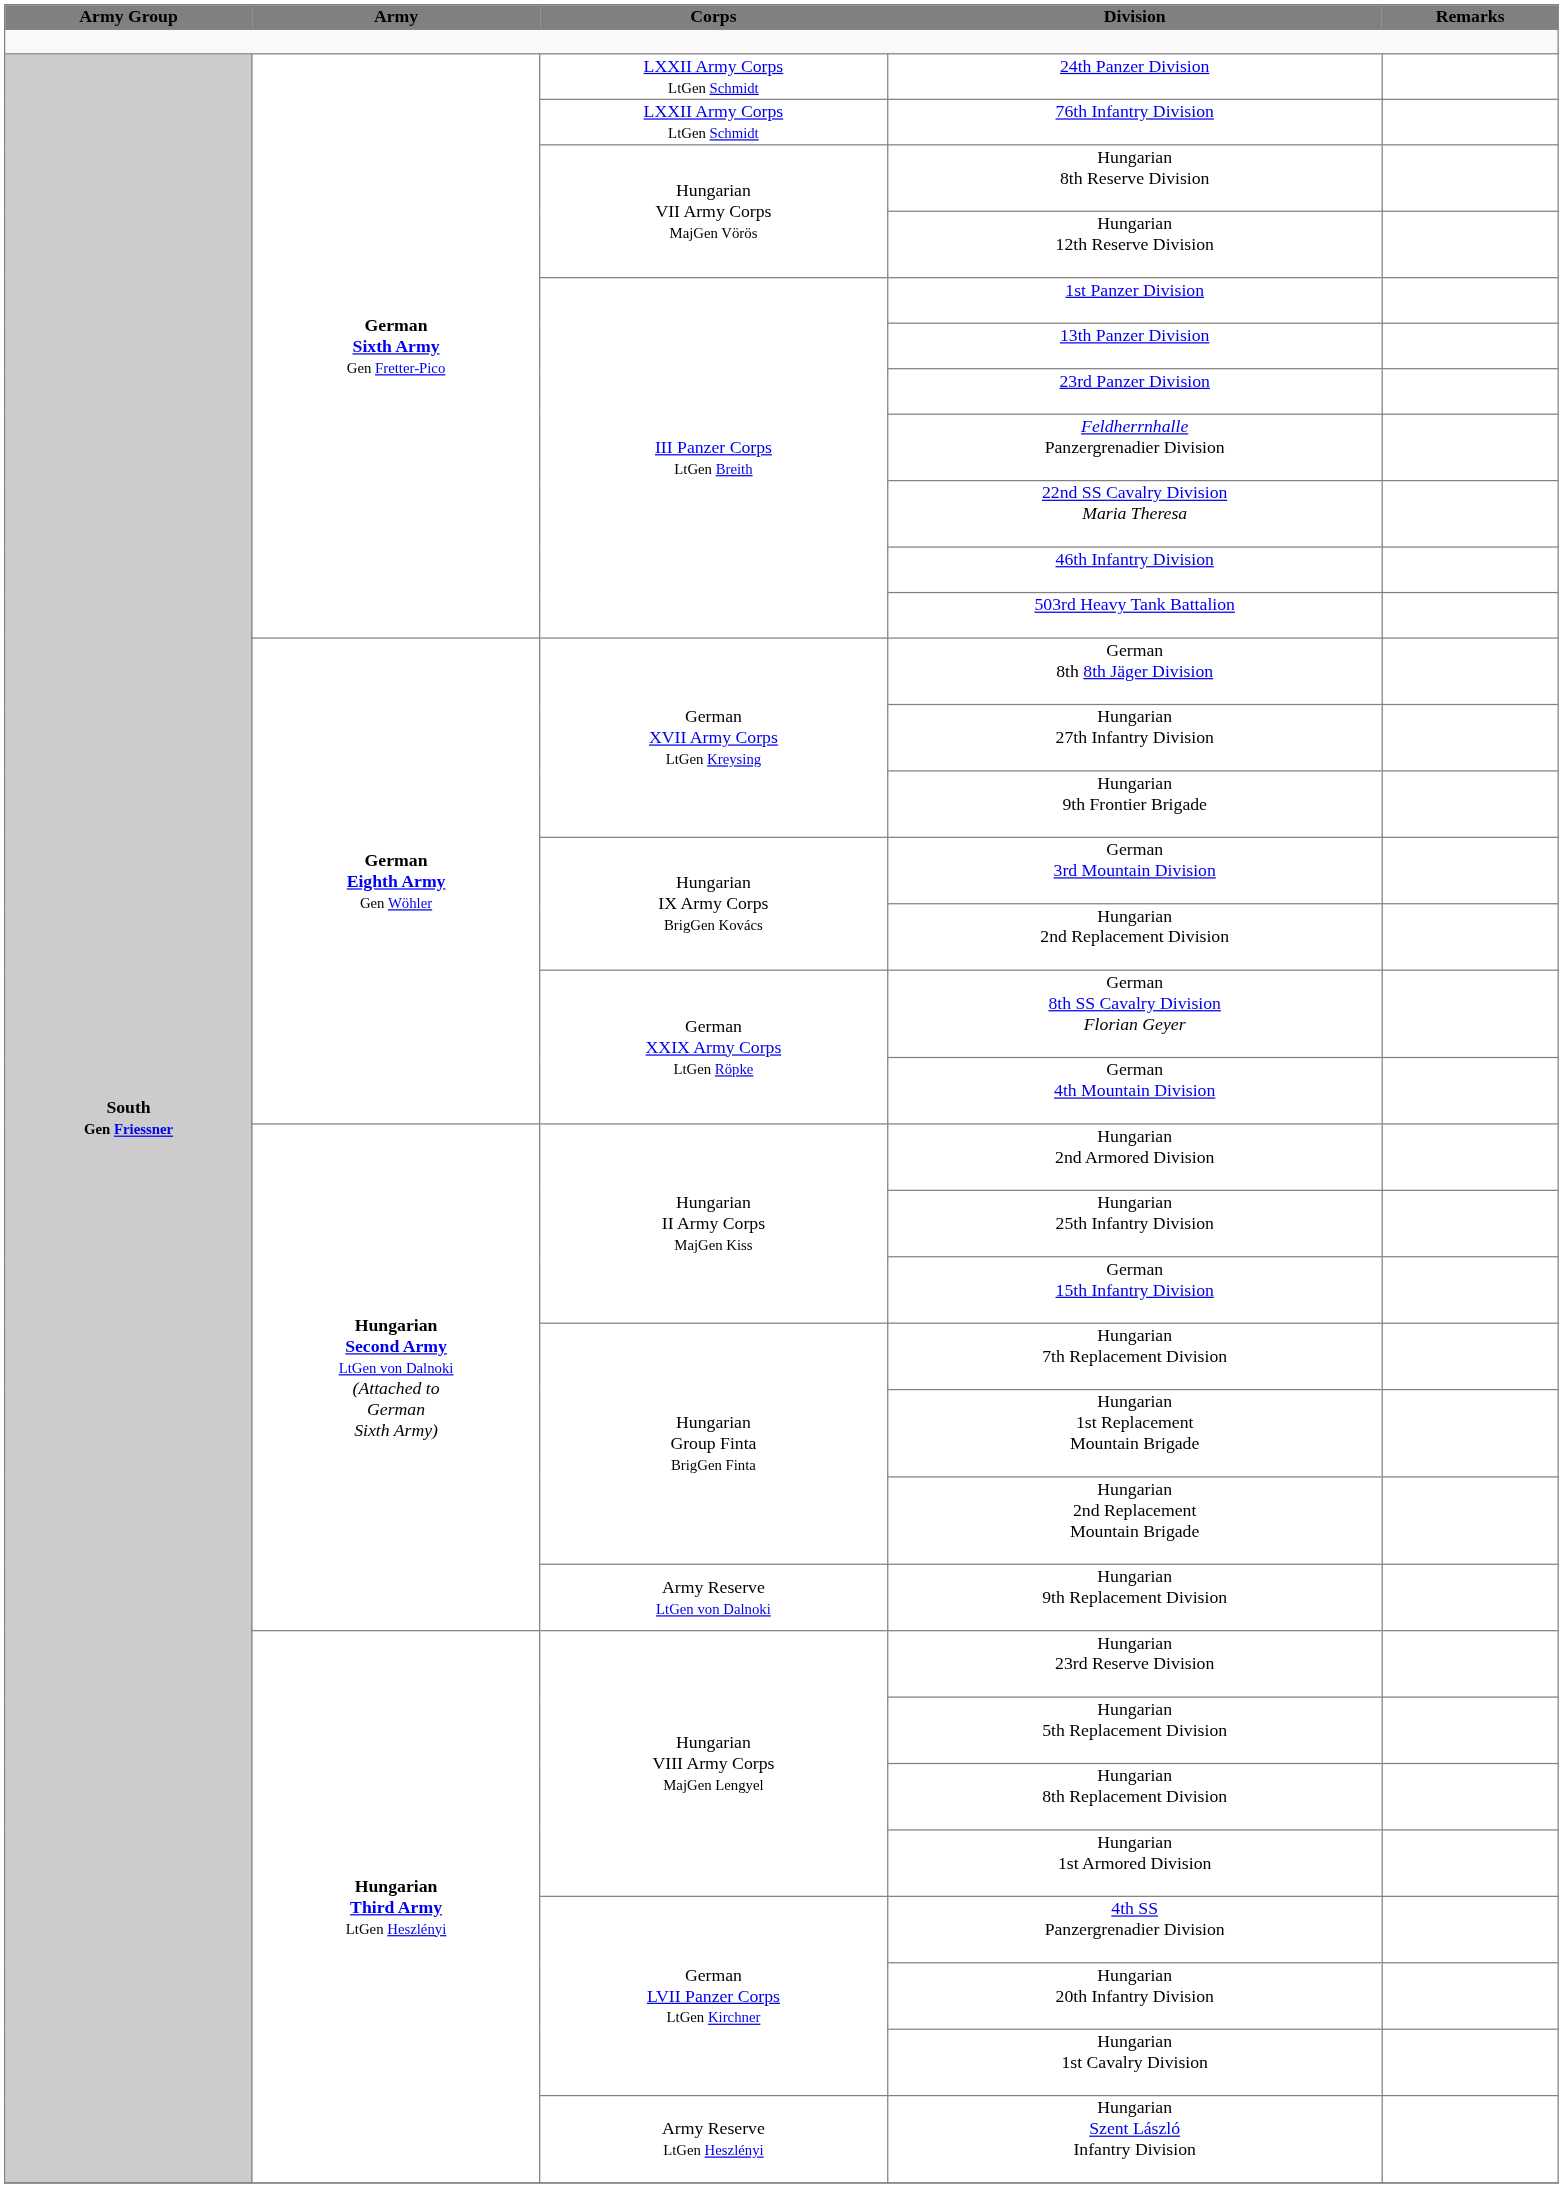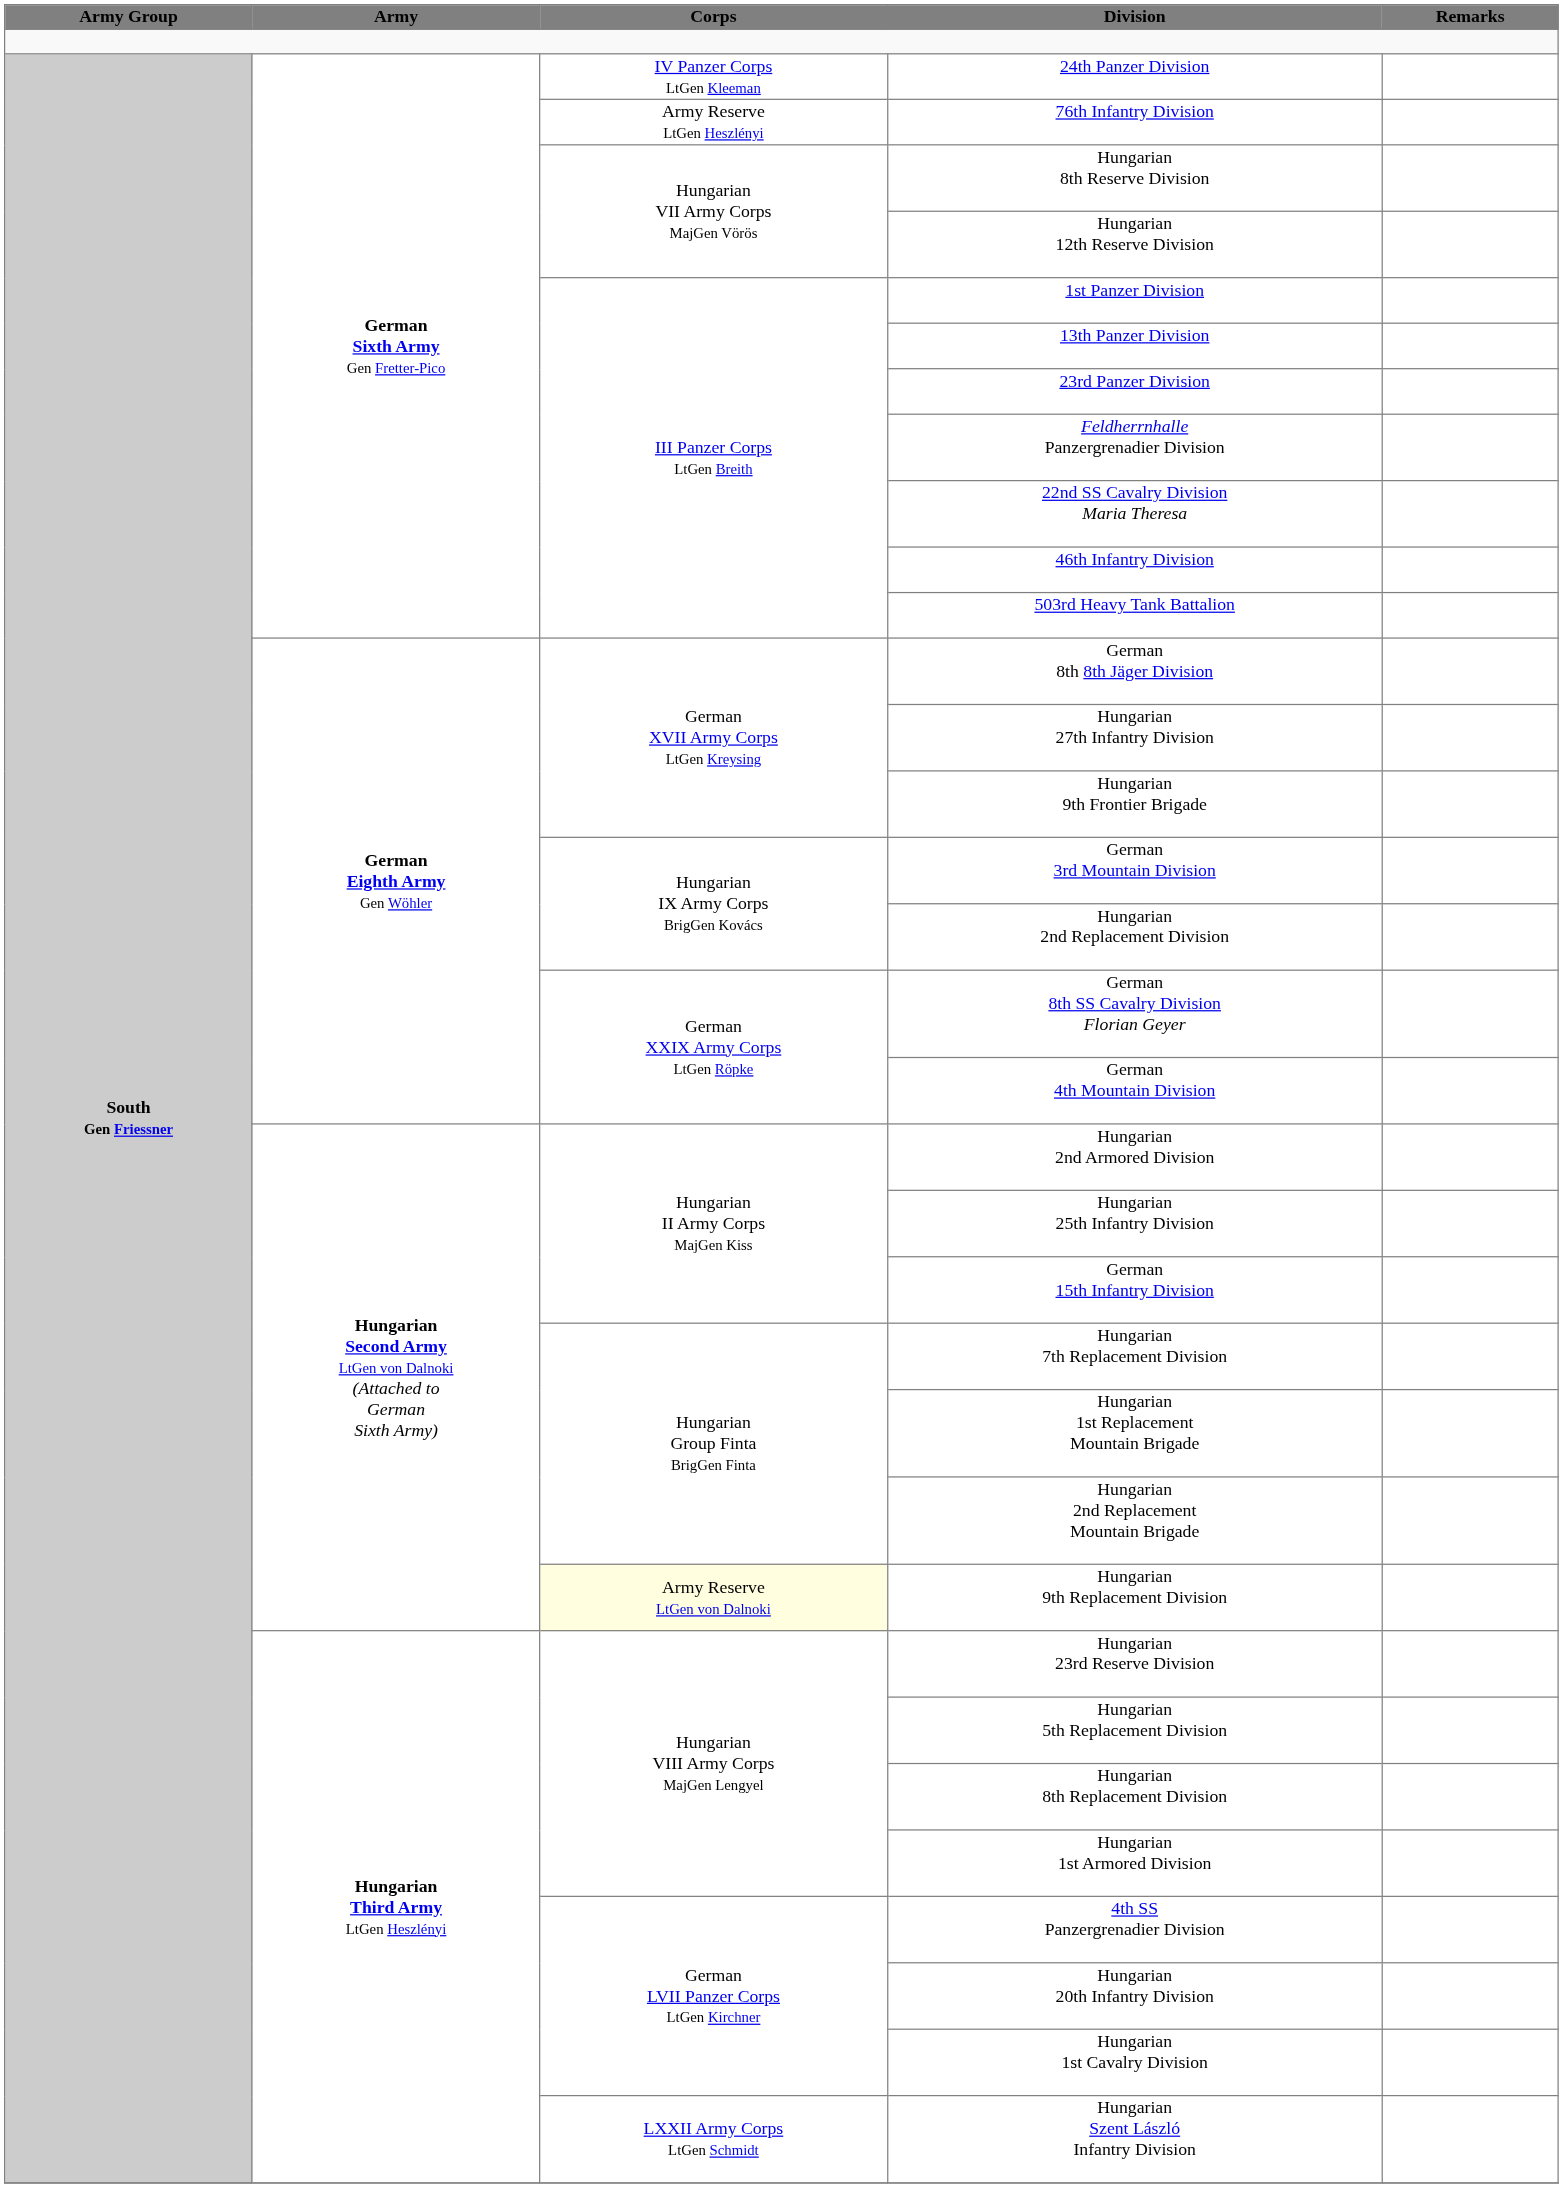(713, 76) LXXII Army Corps LtGen Schmidt -> (713, 76) IV Panzer Corps LtGen Kleeman
(713, 121) LXXII Army Corps LtGen Schmidt -> (713, 121) Army Reserve LtGen Heszlényi
(713, 1597) no background -> (713, 1597) lightyellow background
(713, 2139) Army Reserve LtGen Heszlényi -> (713, 2139) LXXII Army Corps LtGen Schmidt
